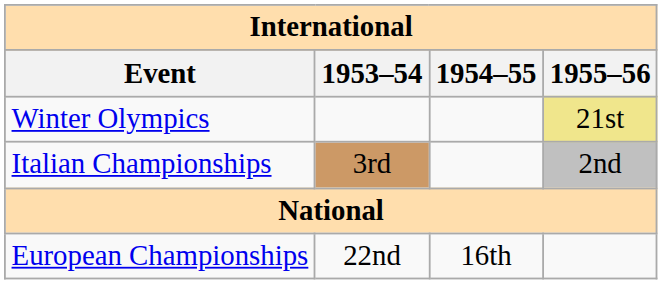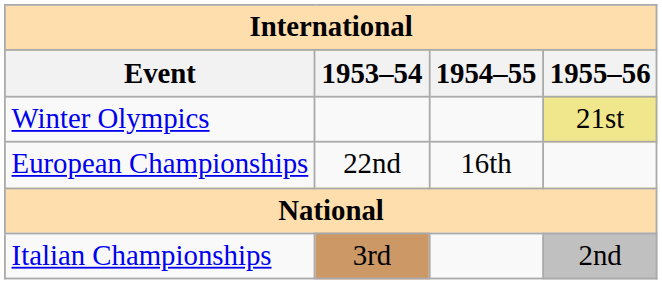rows swapped: (160, 255) <-> (142, 164)
